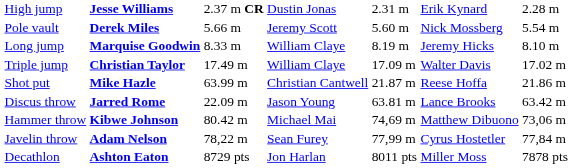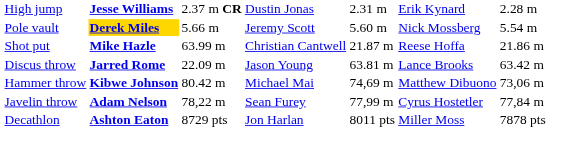(124, 27) no background -> (124, 27) gold background
- row: (34, 46)
- row: (36, 64)
